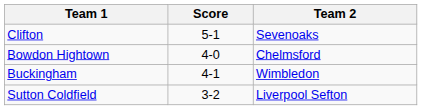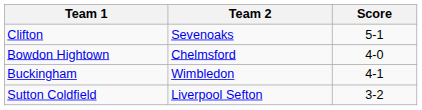columns swapped: (335, 14) <-> (211, 14)
